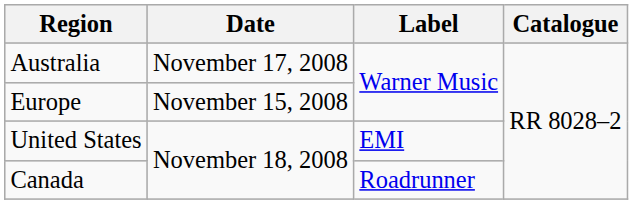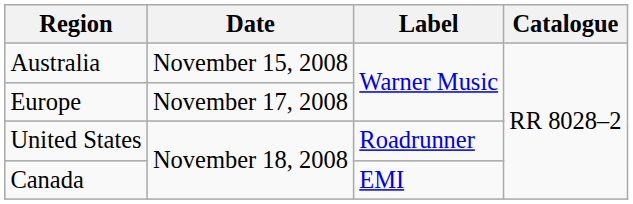(250, 62) November 17, 2008 -> (250, 62) November 15, 2008
(250, 101) November 15, 2008 -> (250, 101) November 17, 2008
(382, 140) EMI -> (417, 140) Roadrunner
(417, 179) Roadrunner -> (382, 179) EMI
